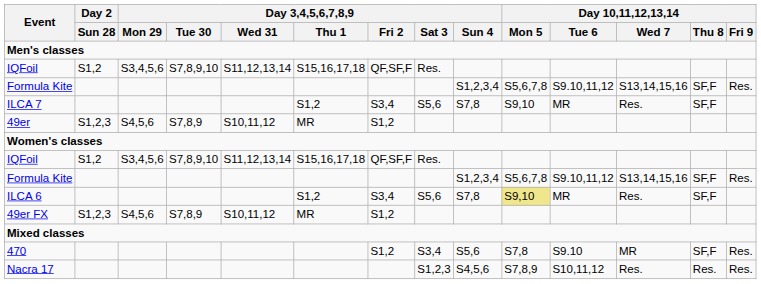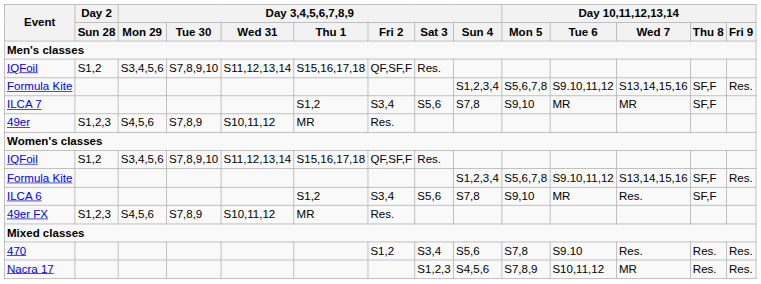(631, 104) Res. -> (628, 104) MR
(382, 123) S1,2 -> (382, 123) Res.
(519, 196) khaki background -> (519, 196) no background
(382, 214) S1,2 -> (382, 214) Res.
(628, 251) MR -> (631, 251) Res.
(705, 251) SF,F -> (705, 251) Res.
(631, 269) Res. -> (628, 269) MR
